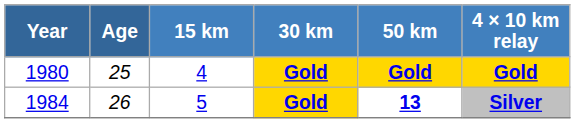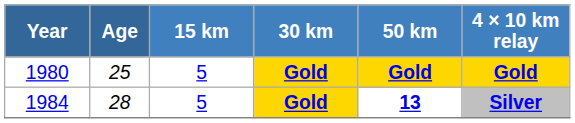(202, 72) 4 -> (202, 72) 5
(120, 103) 26 -> (120, 103) 28
